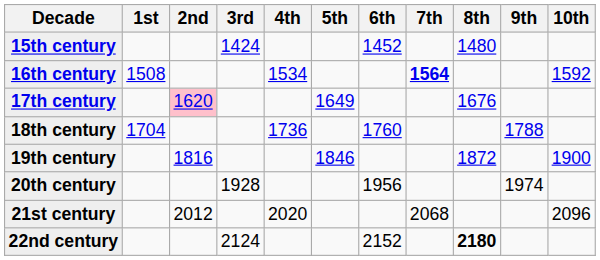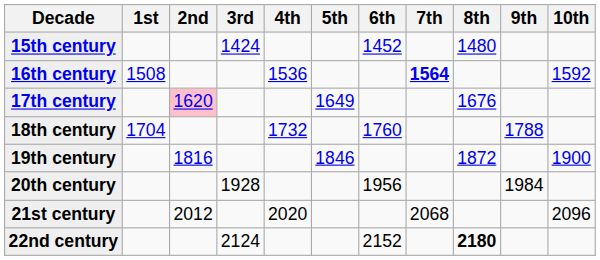(288, 74) 1534 -> (288, 74) 1536
(288, 130) 1736 -> (288, 130) 1732
(524, 185) 1974 -> (524, 185) 1984
